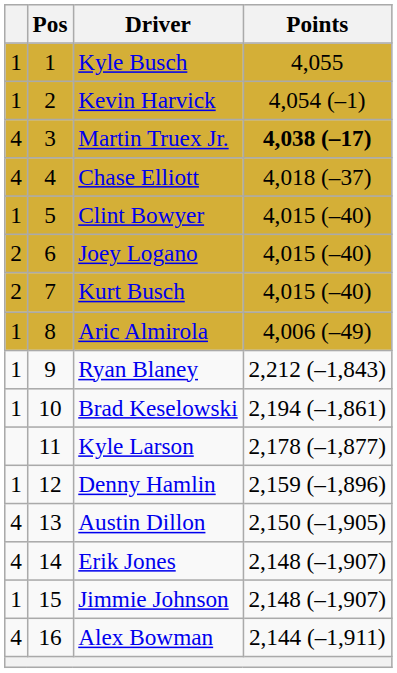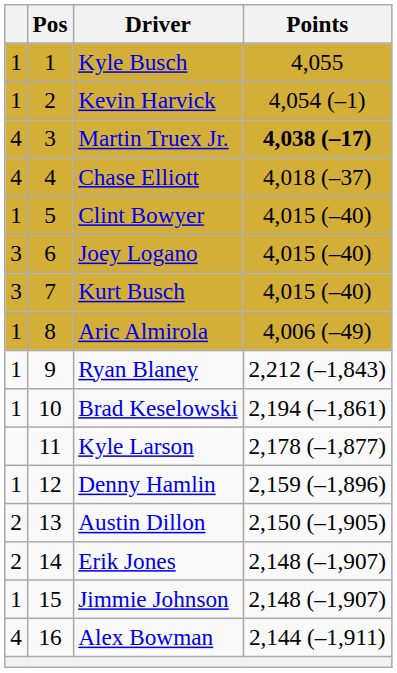(16, 253) 2 -> (16, 253) 3
(16, 292) 2 -> (16, 292) 3
(16, 522) 4 -> (16, 522) 2
(16, 560) 4 -> (16, 560) 2
